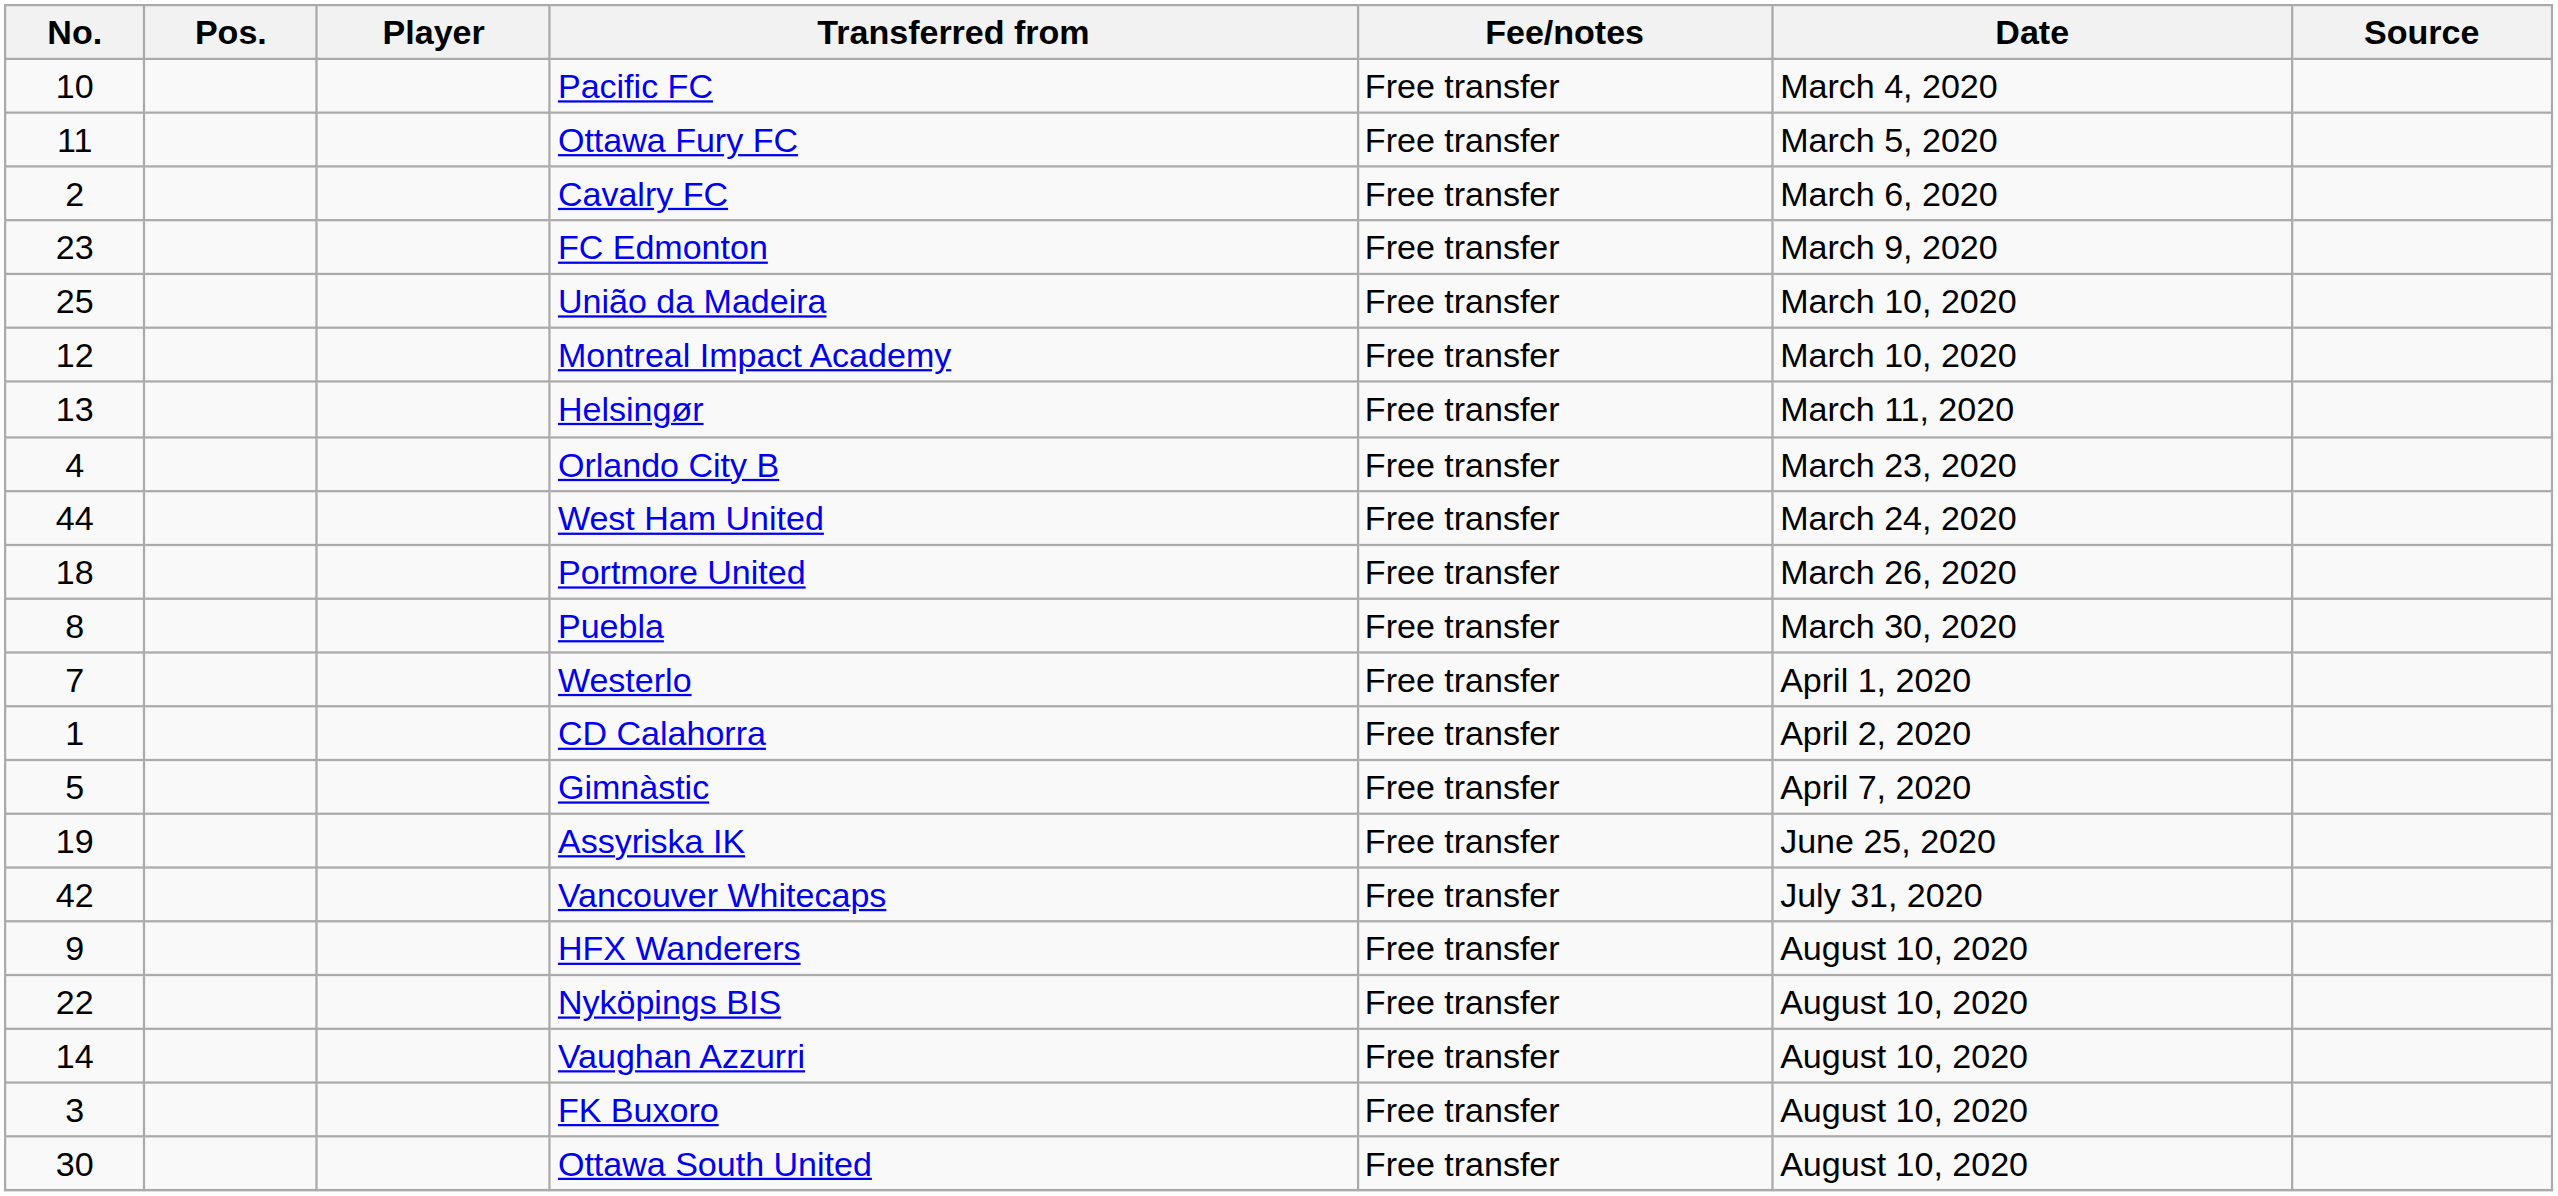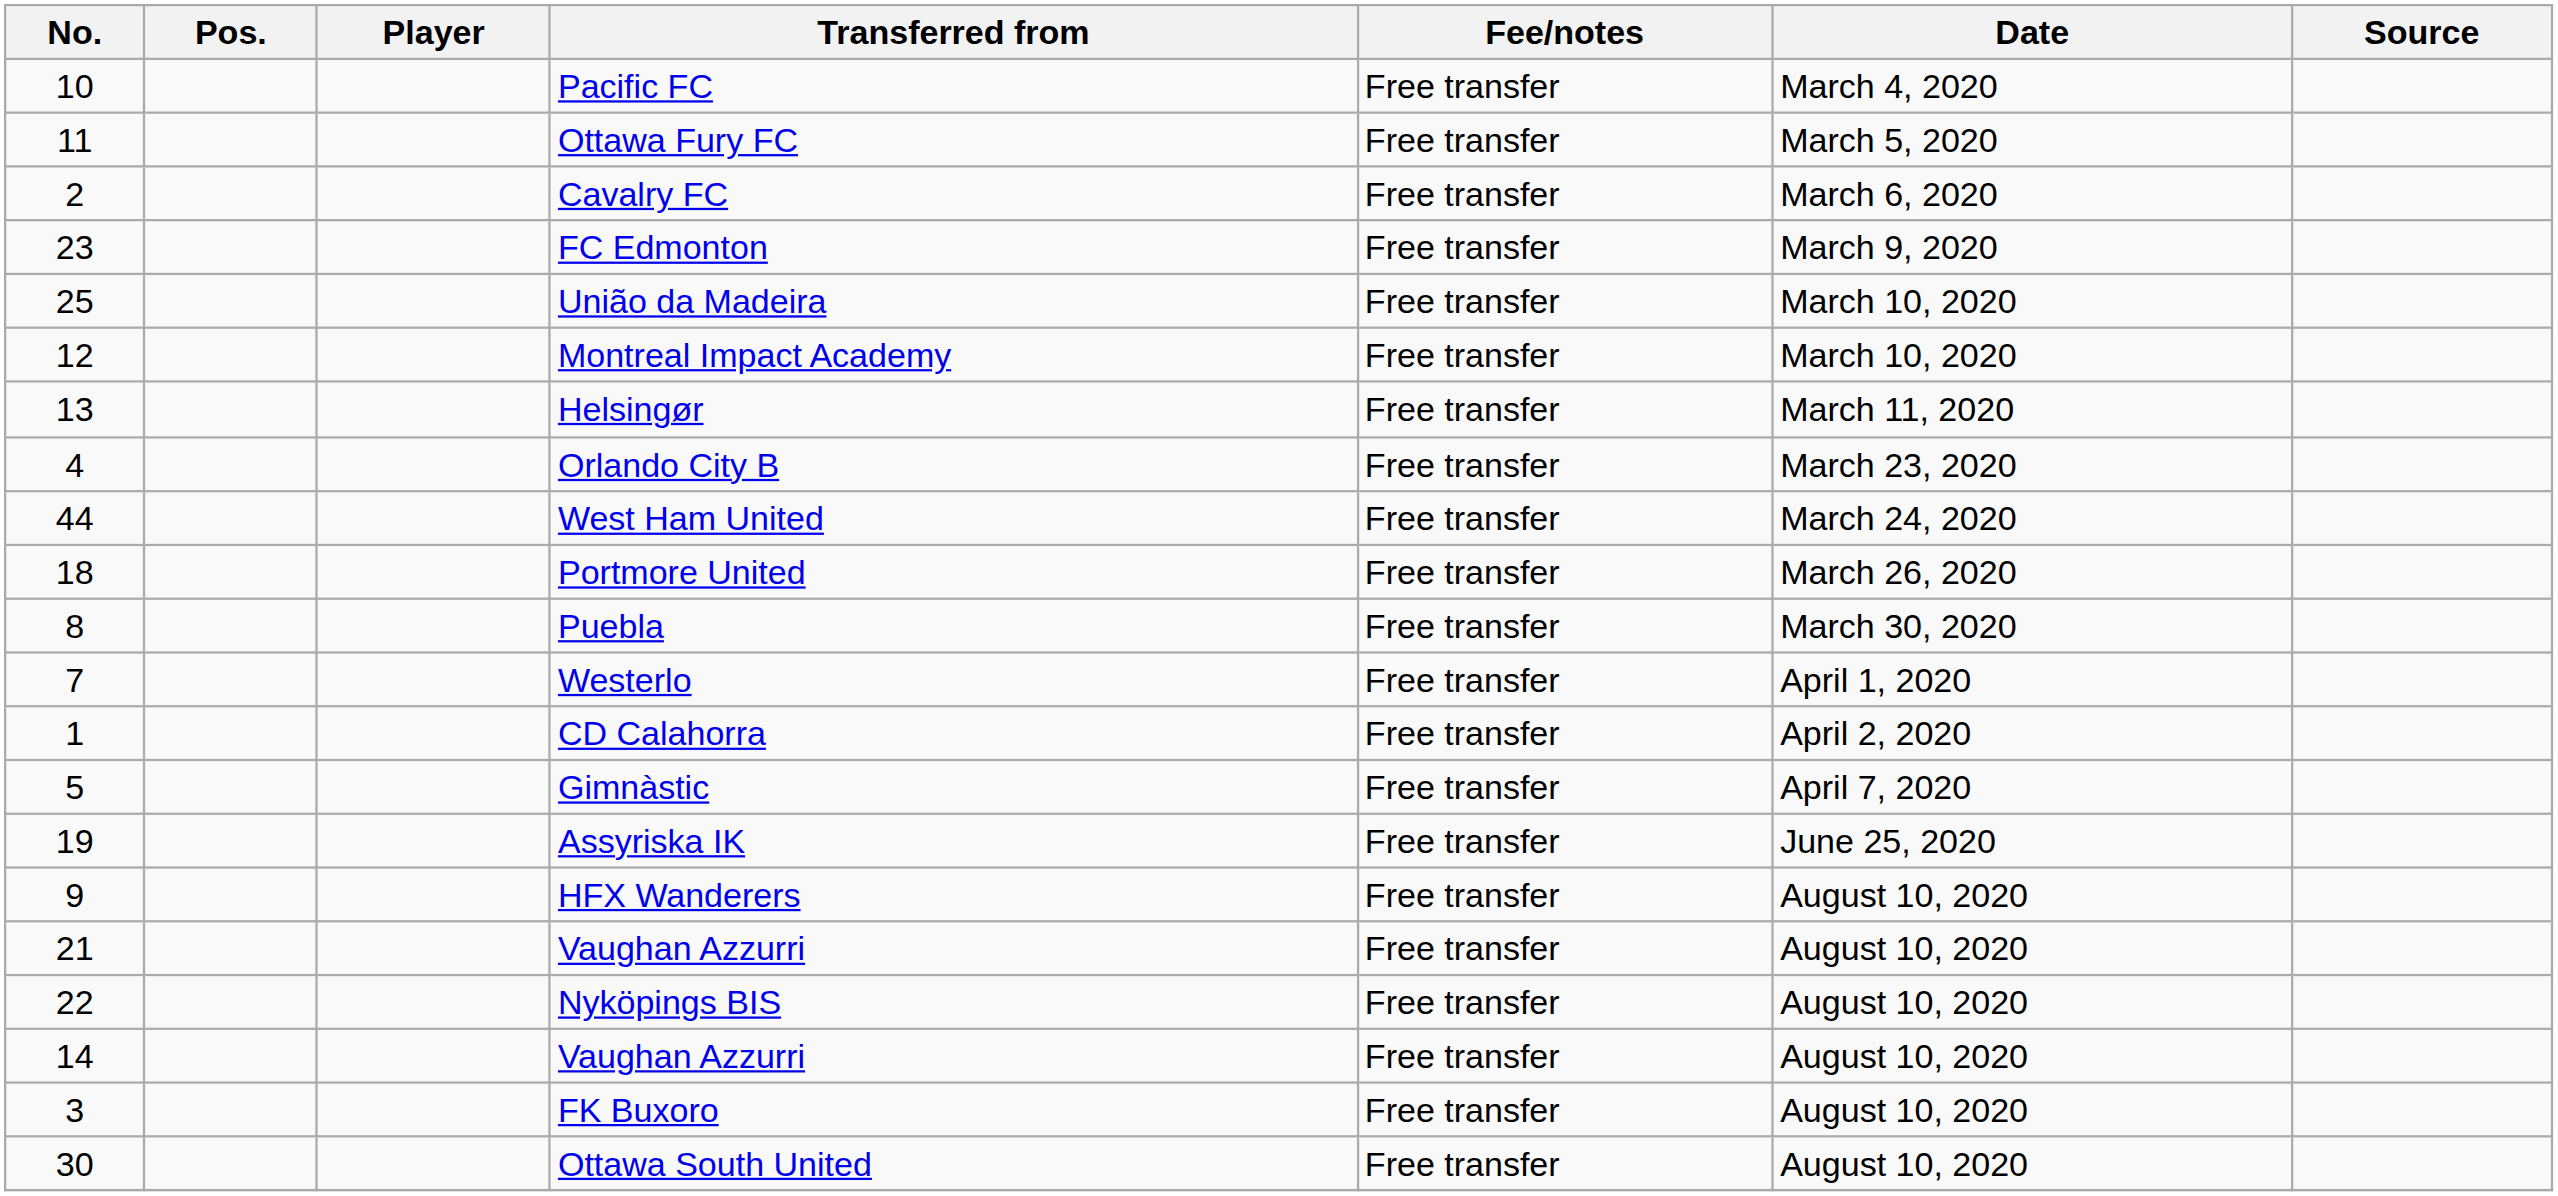- row: (75, 895)
+ row: (75, 949)
